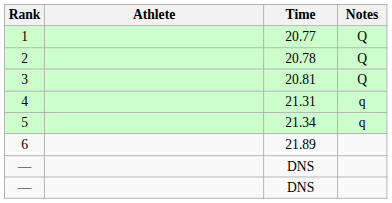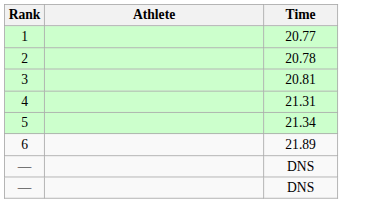- column: (362, 15)
